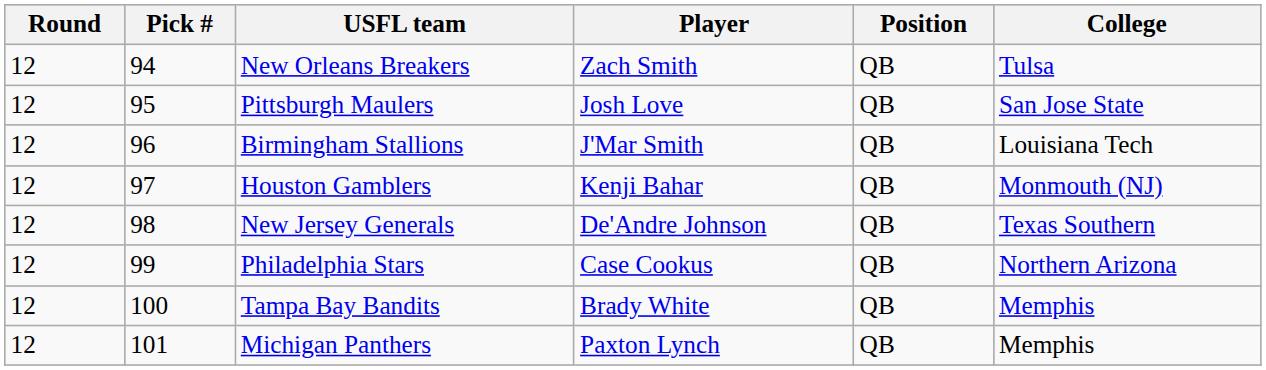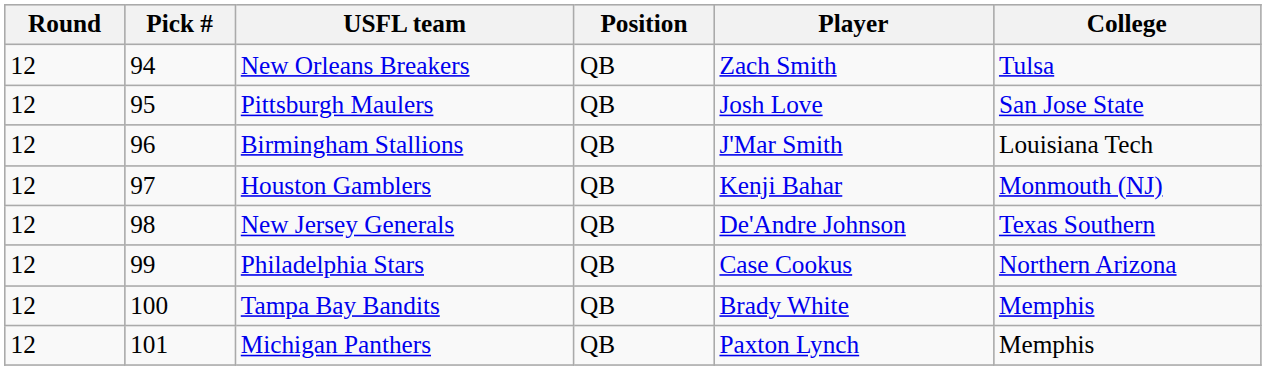columns swapped: (714, 24) <-> (923, 24)
